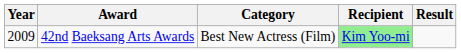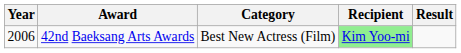(21, 36) 2009 -> (21, 36) 2006
